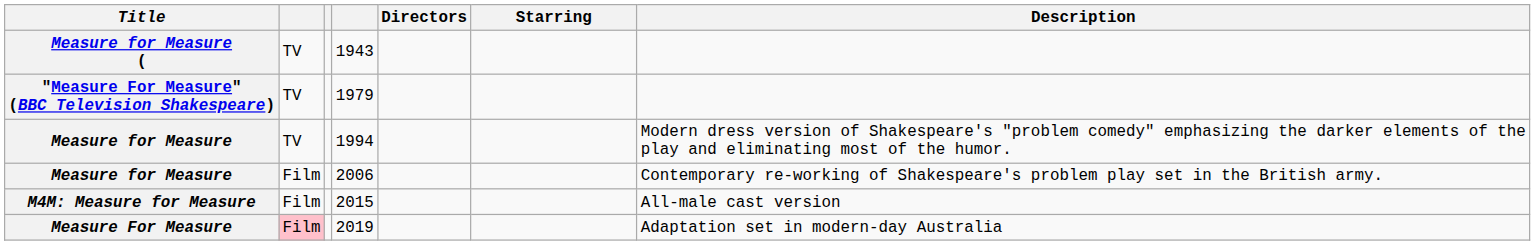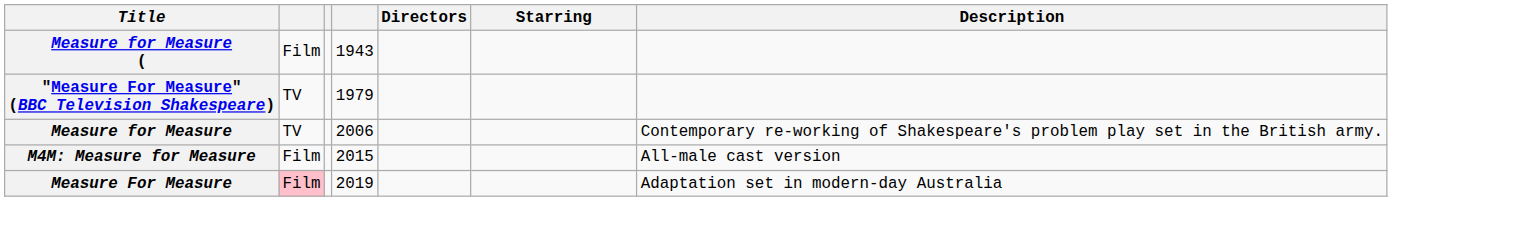(292, 53) TV -> (302, 53) Film
- row: (355, 141)
(302, 176) Film -> (292, 132) TV
